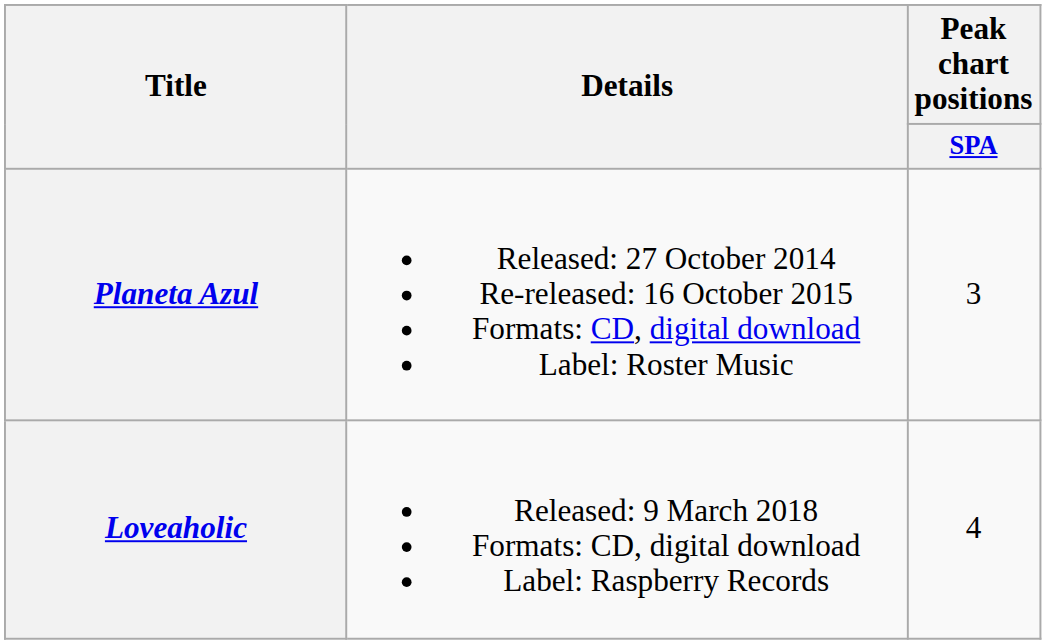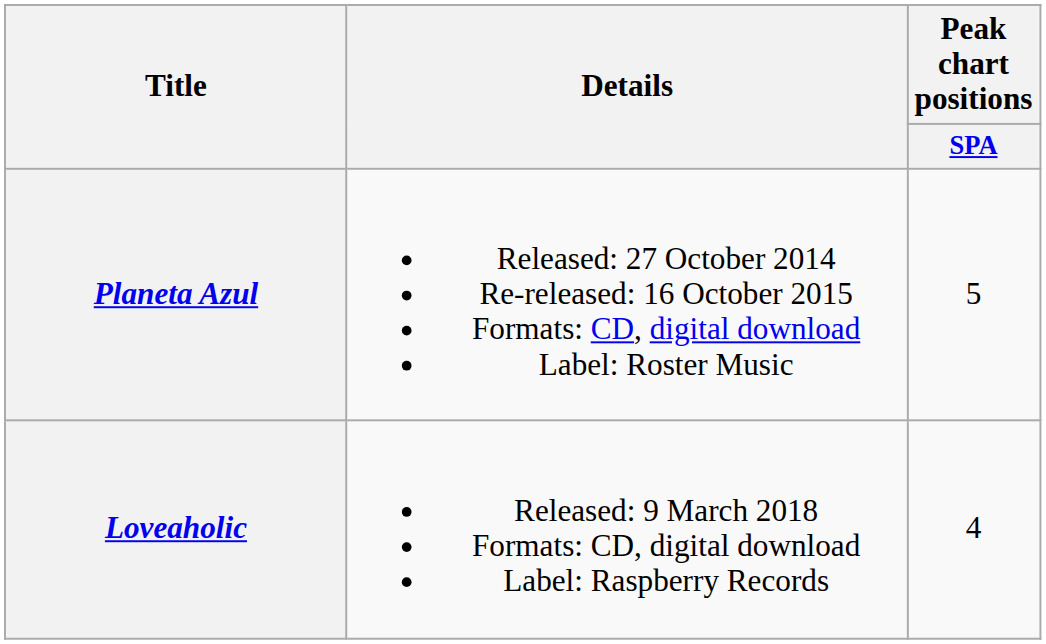(973, 294) 3 -> (973, 294) 5
